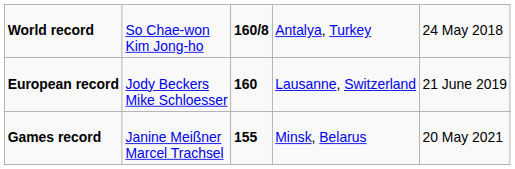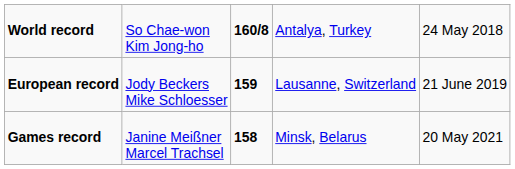(246, 84) 160 -> (246, 84) 159
(246, 137) 155 -> (246, 137) 158
